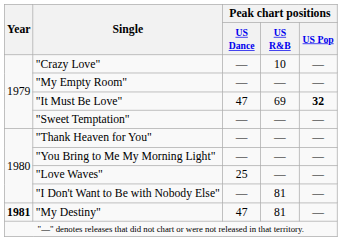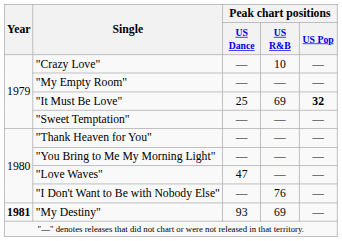(242, 100) 47 -> (242, 100) 25
(242, 175) 25 -> (242, 175) 47
(280, 193) 81 -> (280, 193) 76
(242, 212) 47 -> (242, 212) 93
(280, 212) 81 -> (280, 212) 69
